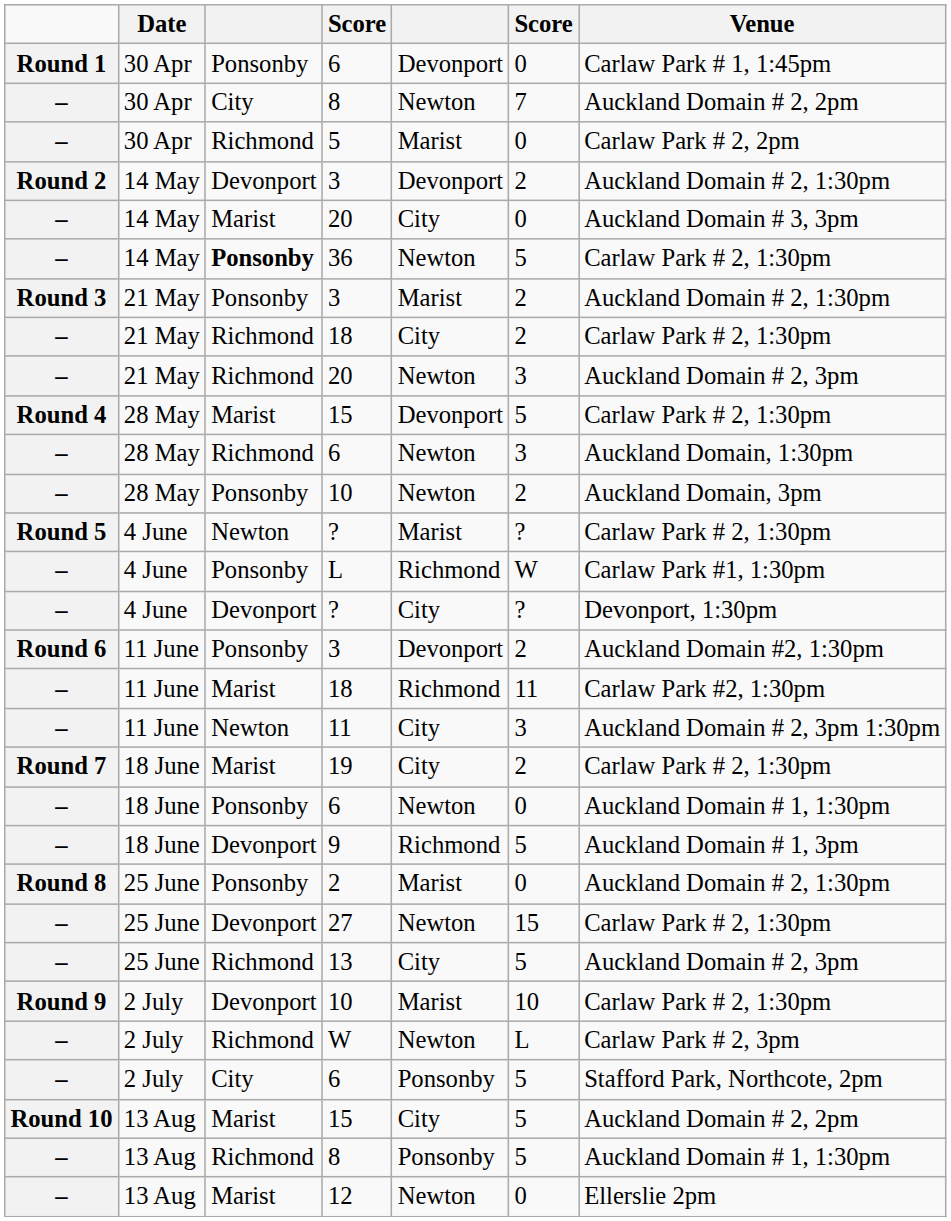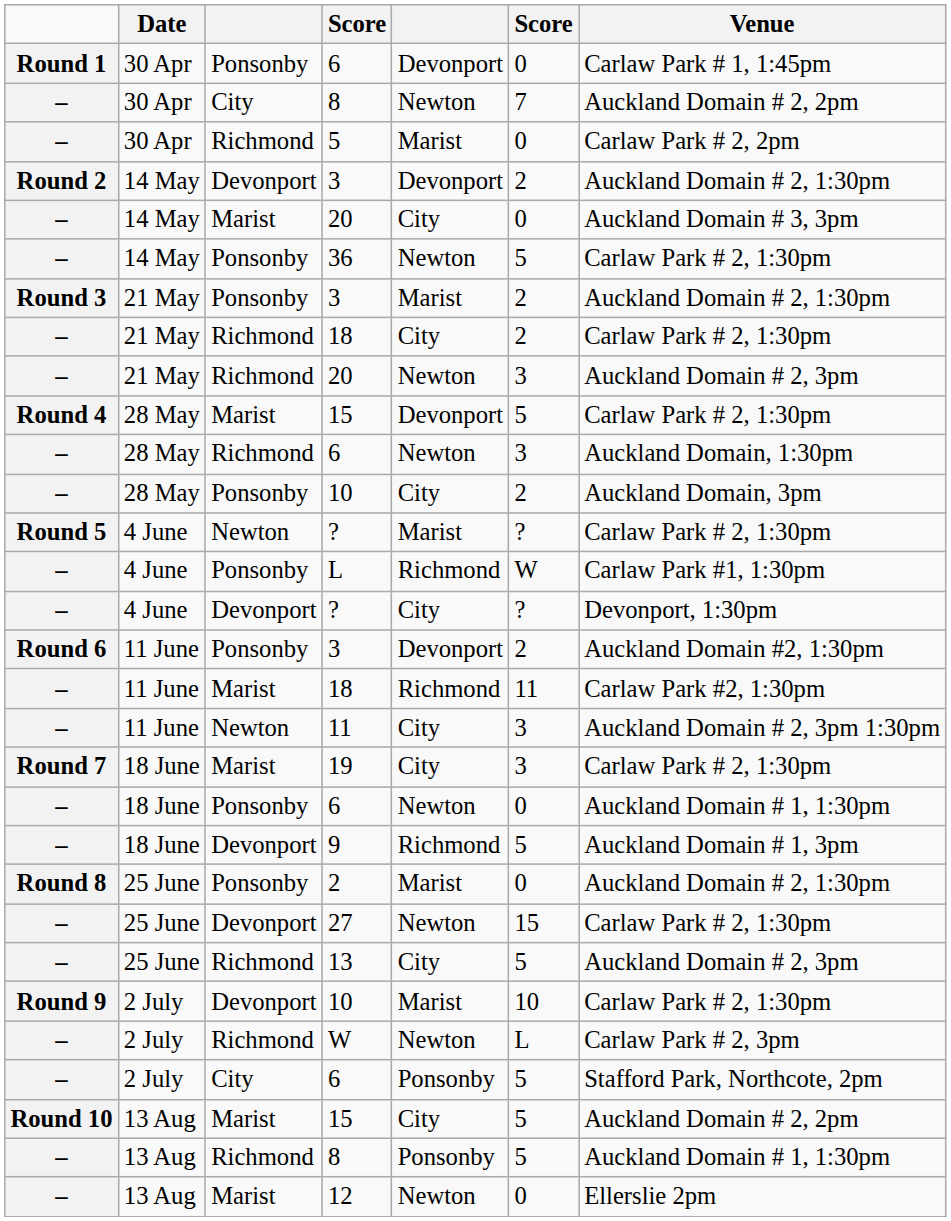(263, 258) bold -> (260, 258) normal
(437, 492) Newton -> (419, 492) City
(521, 766) 2 -> (521, 766) 3
